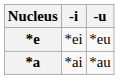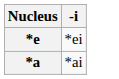- column: (100, 16)
